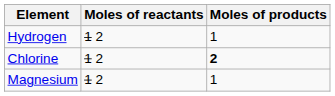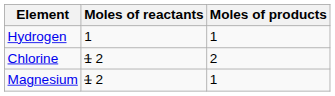(94, 36) 1 2 -> (88, 36) 1
(214, 58) bold -> (214, 58) normal
